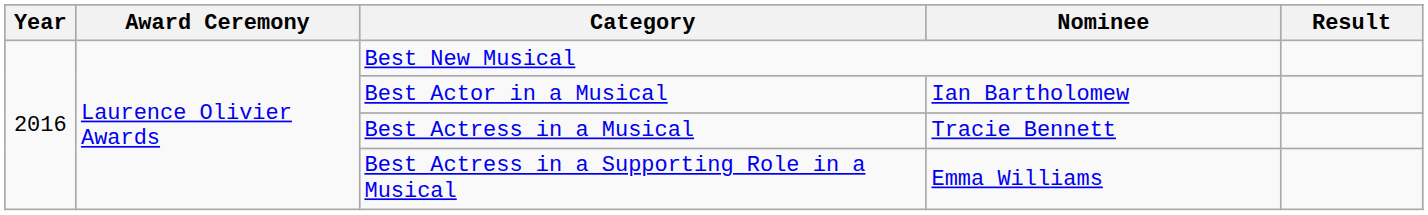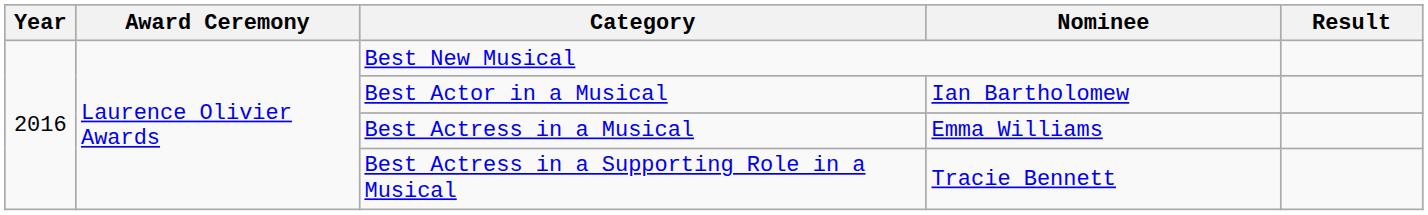(1024, 130) Tracie Bennett -> (1017, 130) Emma Williams
(1017, 179) Emma Williams -> (1024, 179) Tracie Bennett
